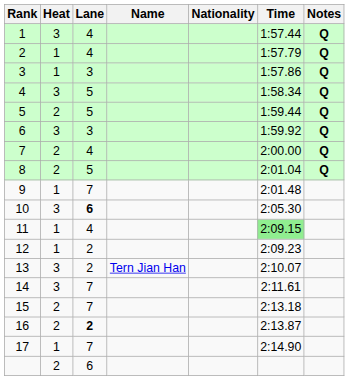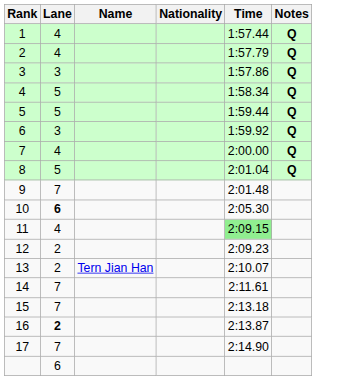- column: (56, 14)
